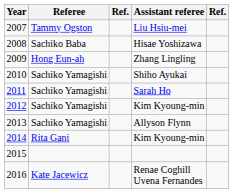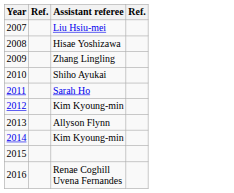- column: (69, 12)
